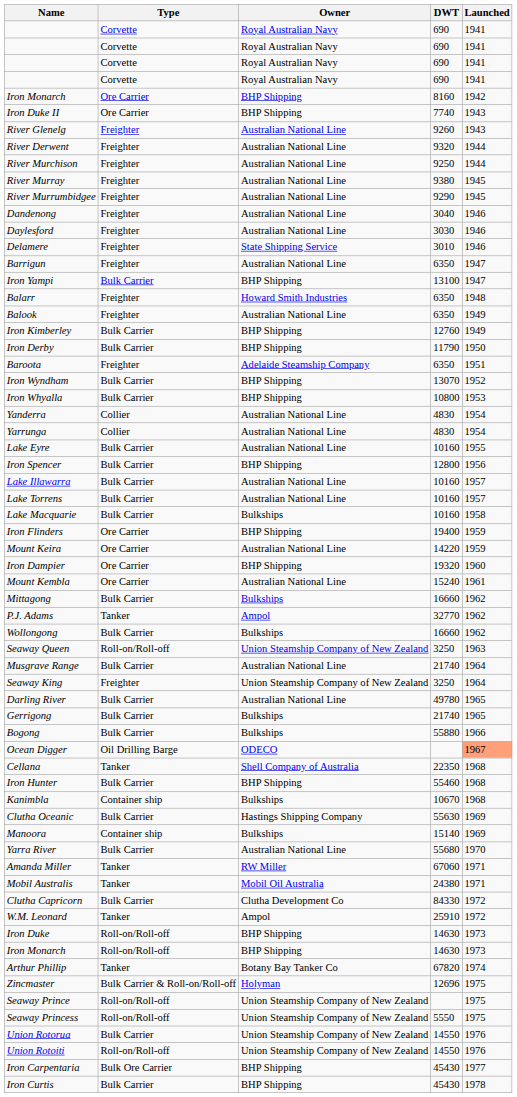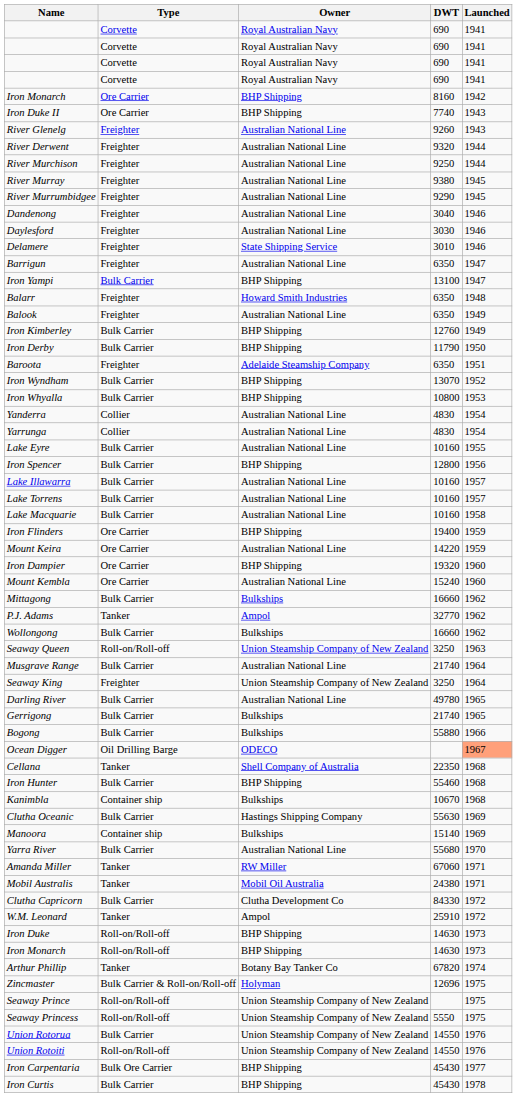(262, 515) Bulkships -> (293, 515) Australian National Line
(475, 582) 1961 -> (475, 582) 1960
